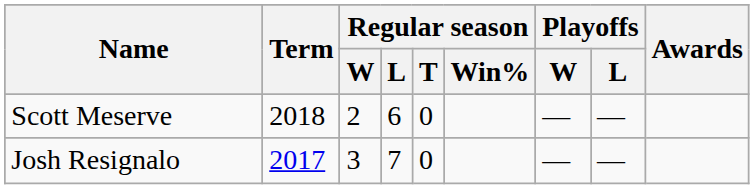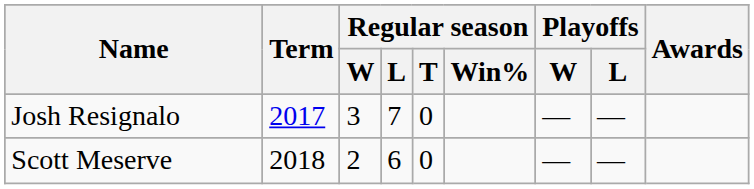rows swapped: (96, 159) <-> (92, 115)
